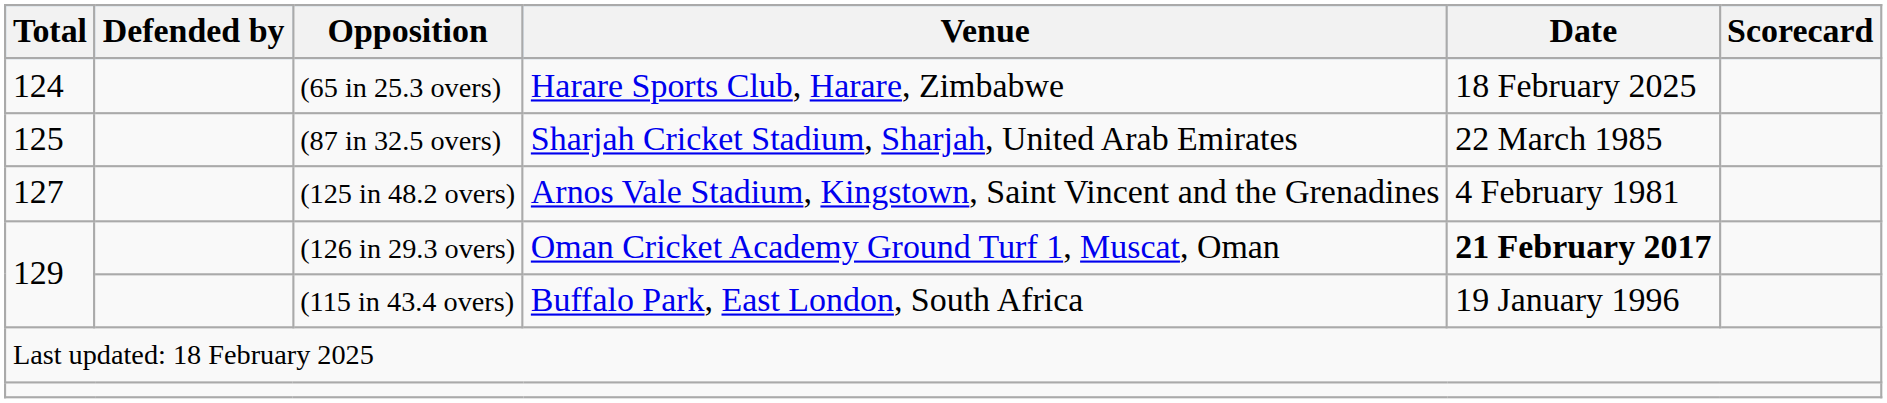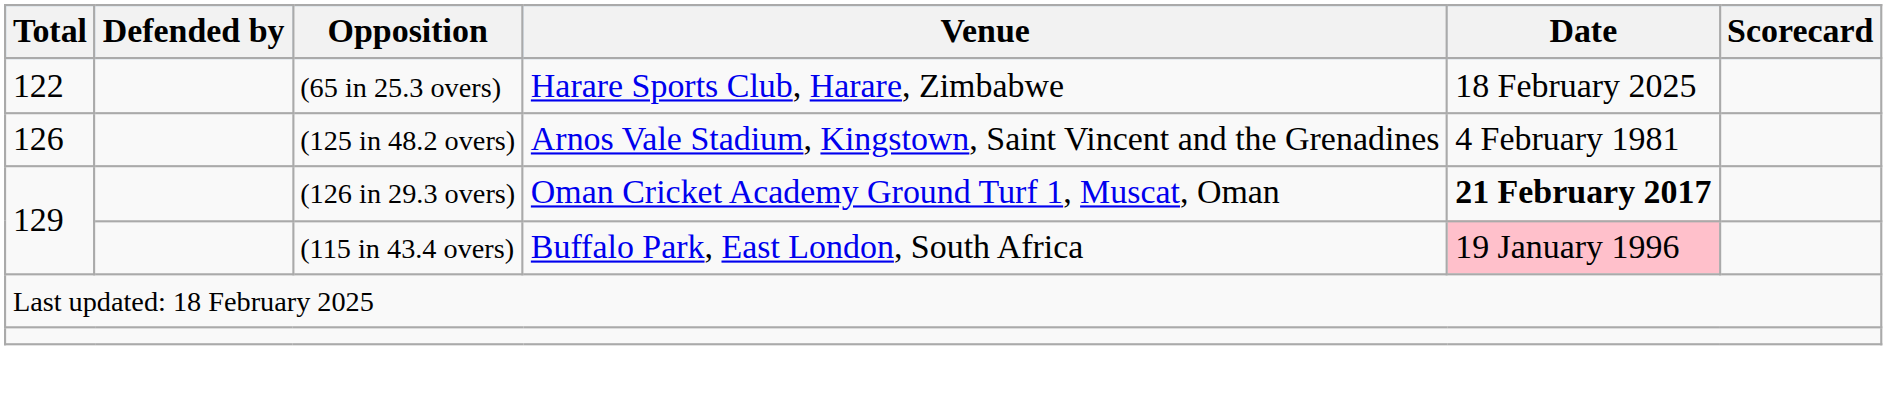(38, 85) 124 -> (38, 85) 122
- row: (401, 141)
(38, 192) 127 -> (38, 138) 126
(1567, 300) no background -> (1567, 246) pink background
